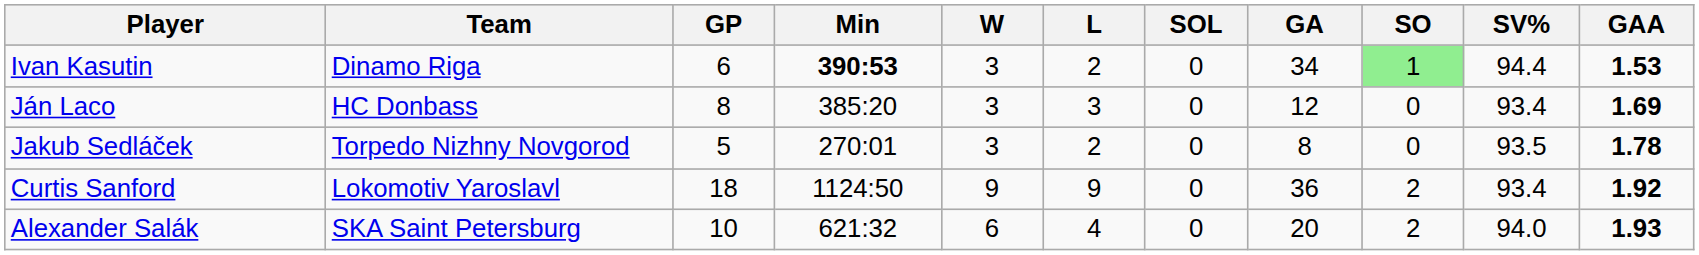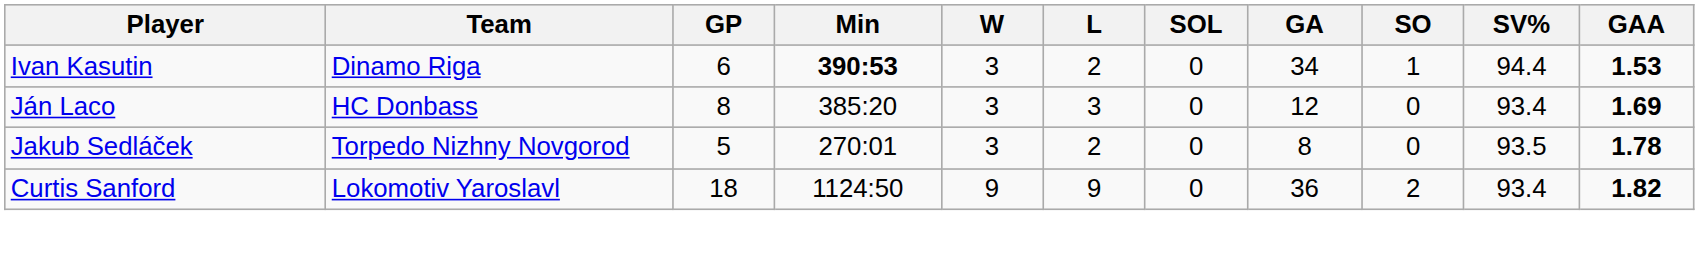(1413, 65) lightgreen background -> (1413, 65) no background
(1636, 188) 1.92 -> (1636, 188) 1.82
- row: (105, 229)
